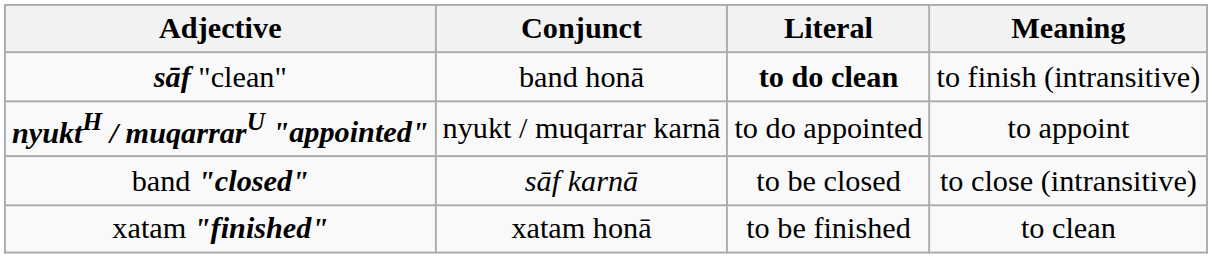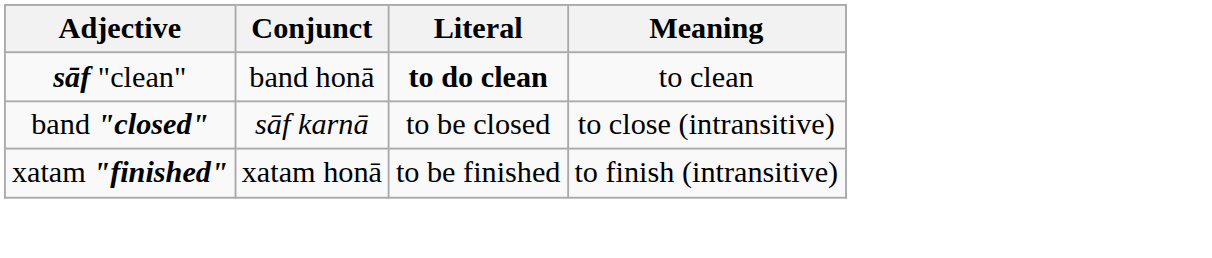(1068, 76) to finish (intransitive) -> (706, 76) to clean
- row: (220, 128)
(1068, 228) to clean -> (706, 172) to finish (intransitive)
